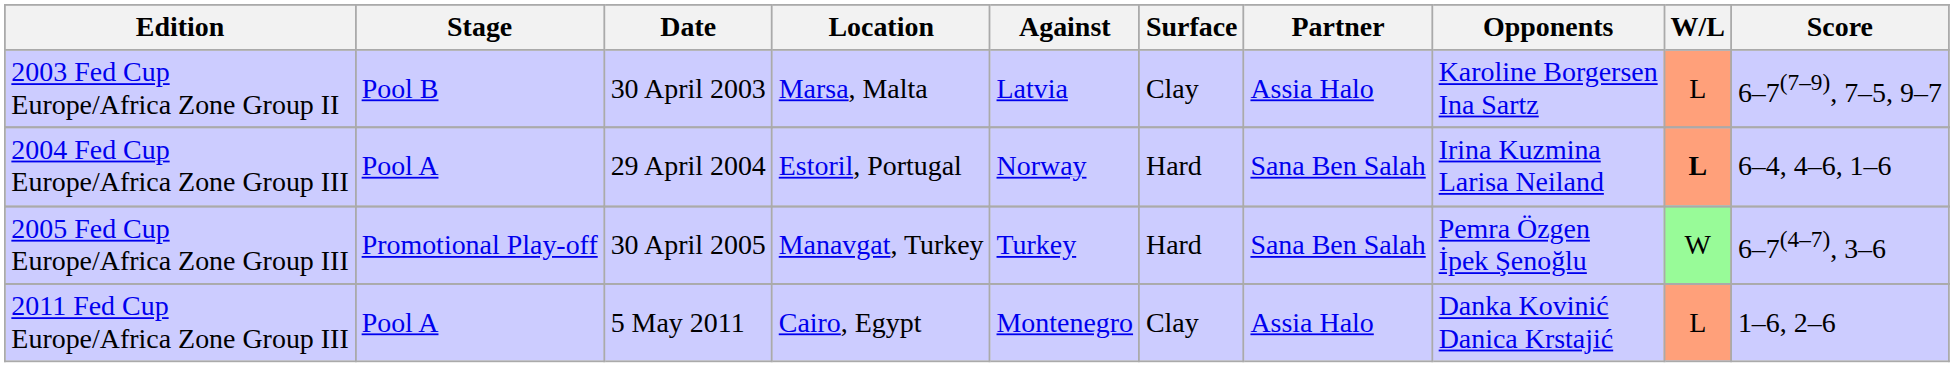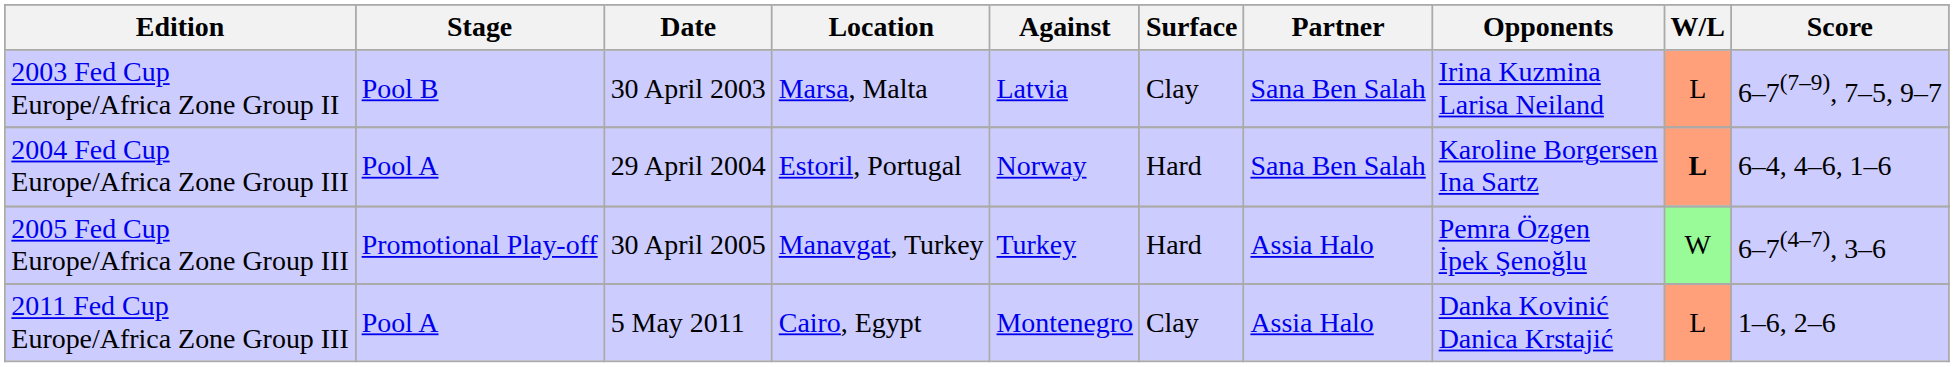(1312, 88) Assia Halo -> (1338, 88) Sana Ben Salah
(1548, 88) Karoline Borgersen Ina Sartz -> (1521, 88) Irina Kuzmina Larisa Neiland
(1521, 165) Irina Kuzmina Larisa Neiland -> (1548, 165) Karoline Borgersen Ina Sartz
(1338, 243) Sana Ben Salah -> (1312, 243) Assia Halo
